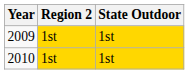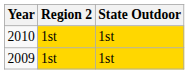rows swapped: (21, 58) <-> (21, 36)
